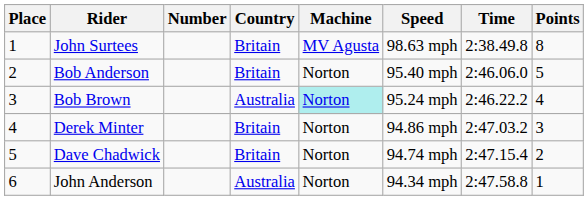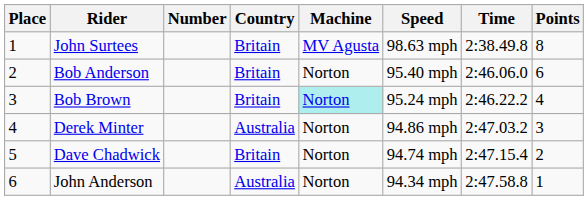(540, 72) 5 -> (540, 72) 6
(265, 100) Australia -> (257, 100) Britain
(257, 127) Britain -> (265, 127) Australia
